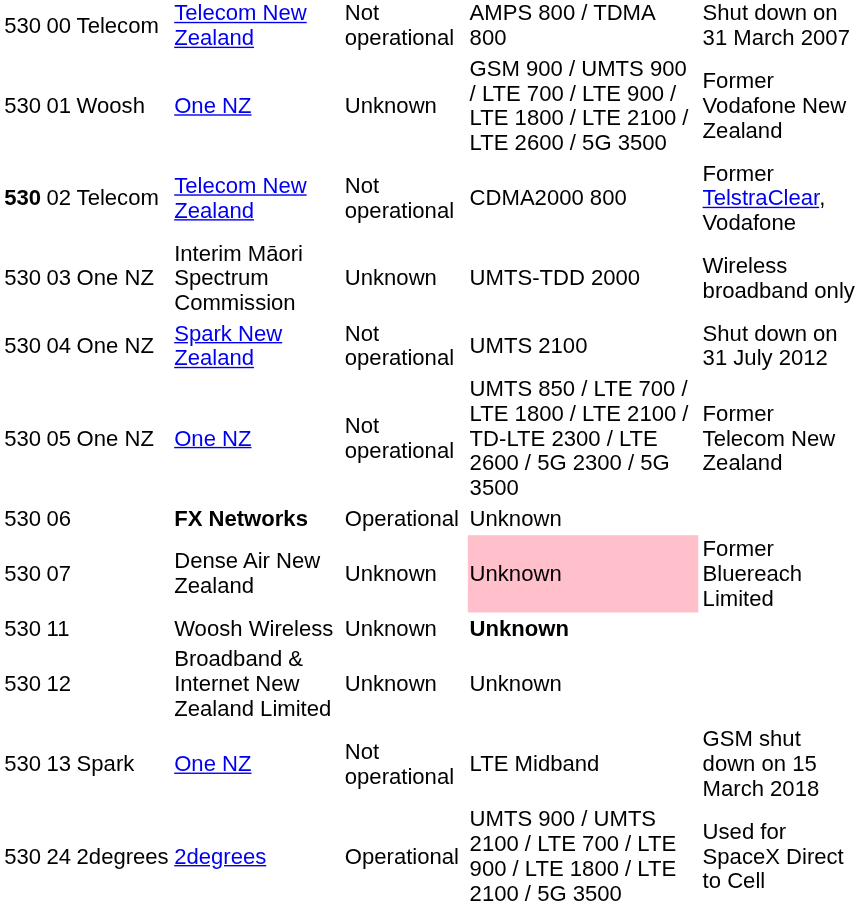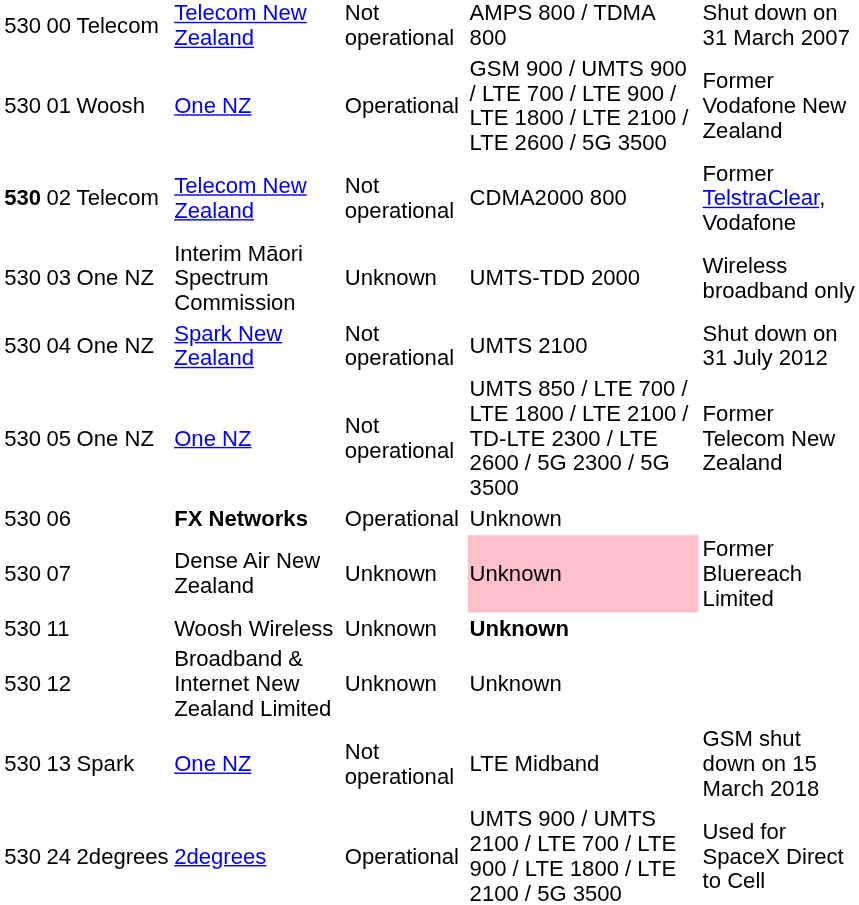(391, 105) Unknown -> (402, 105) Operational
